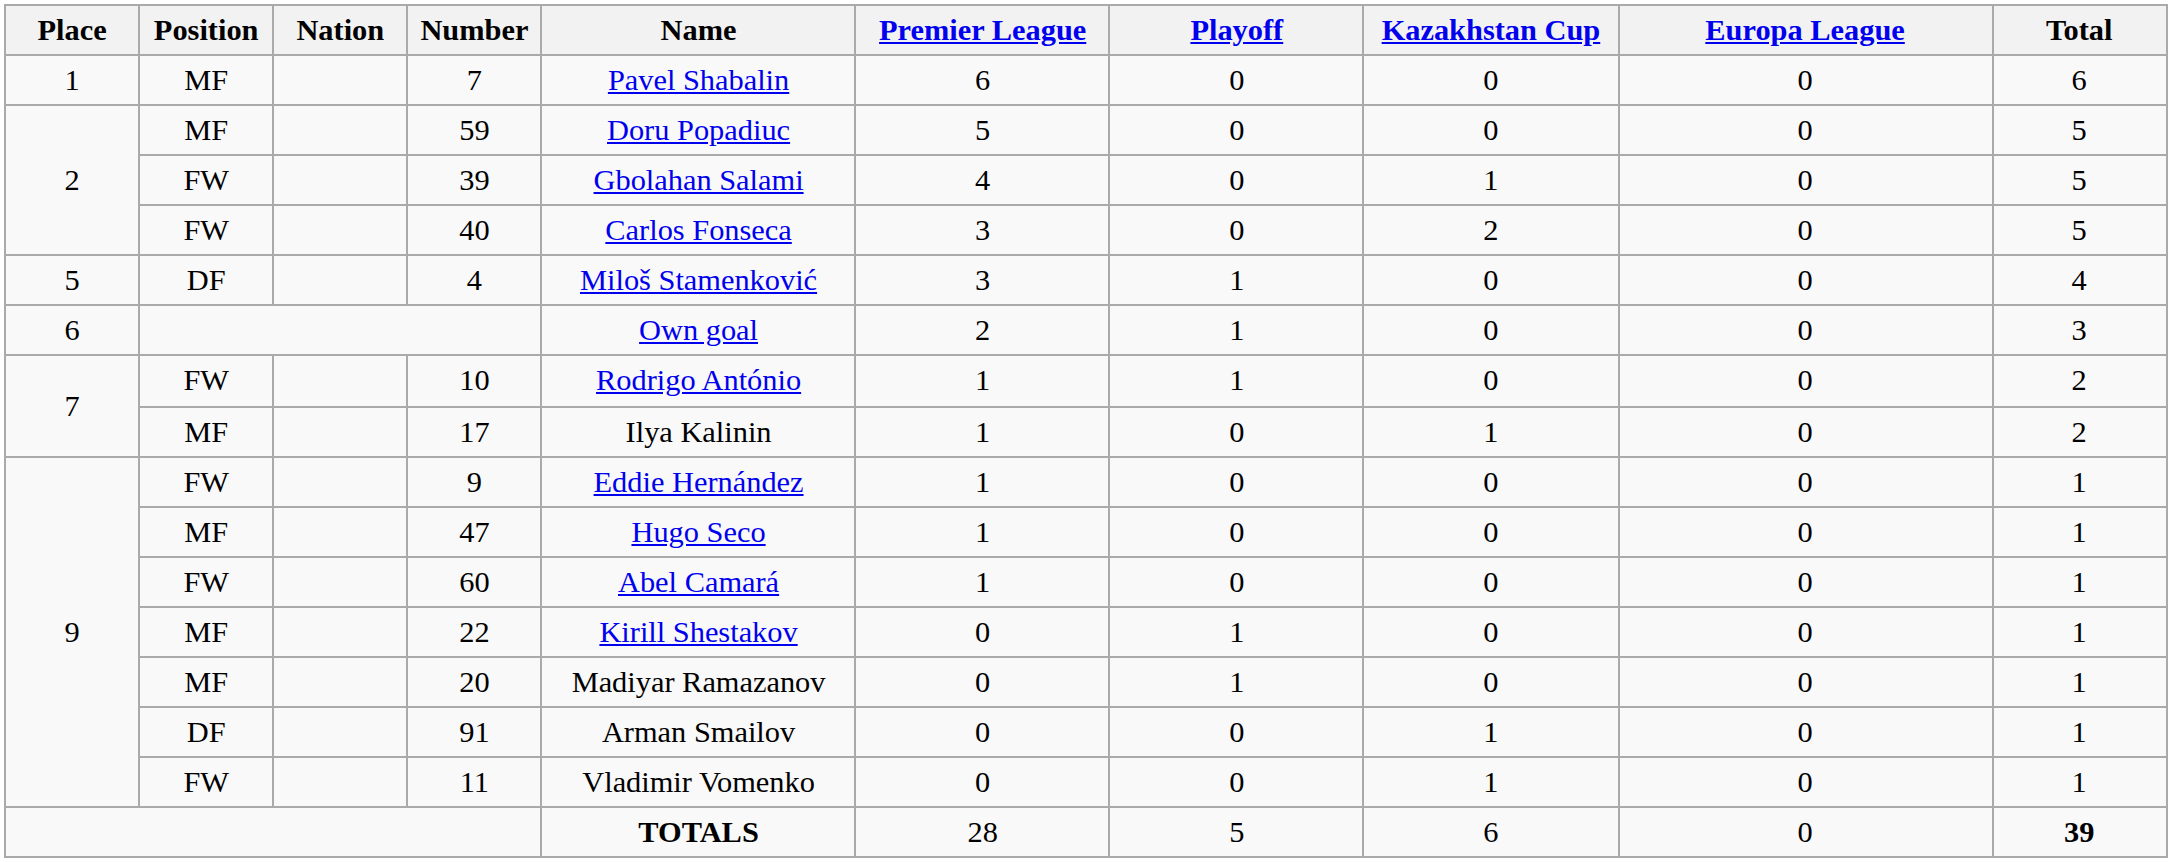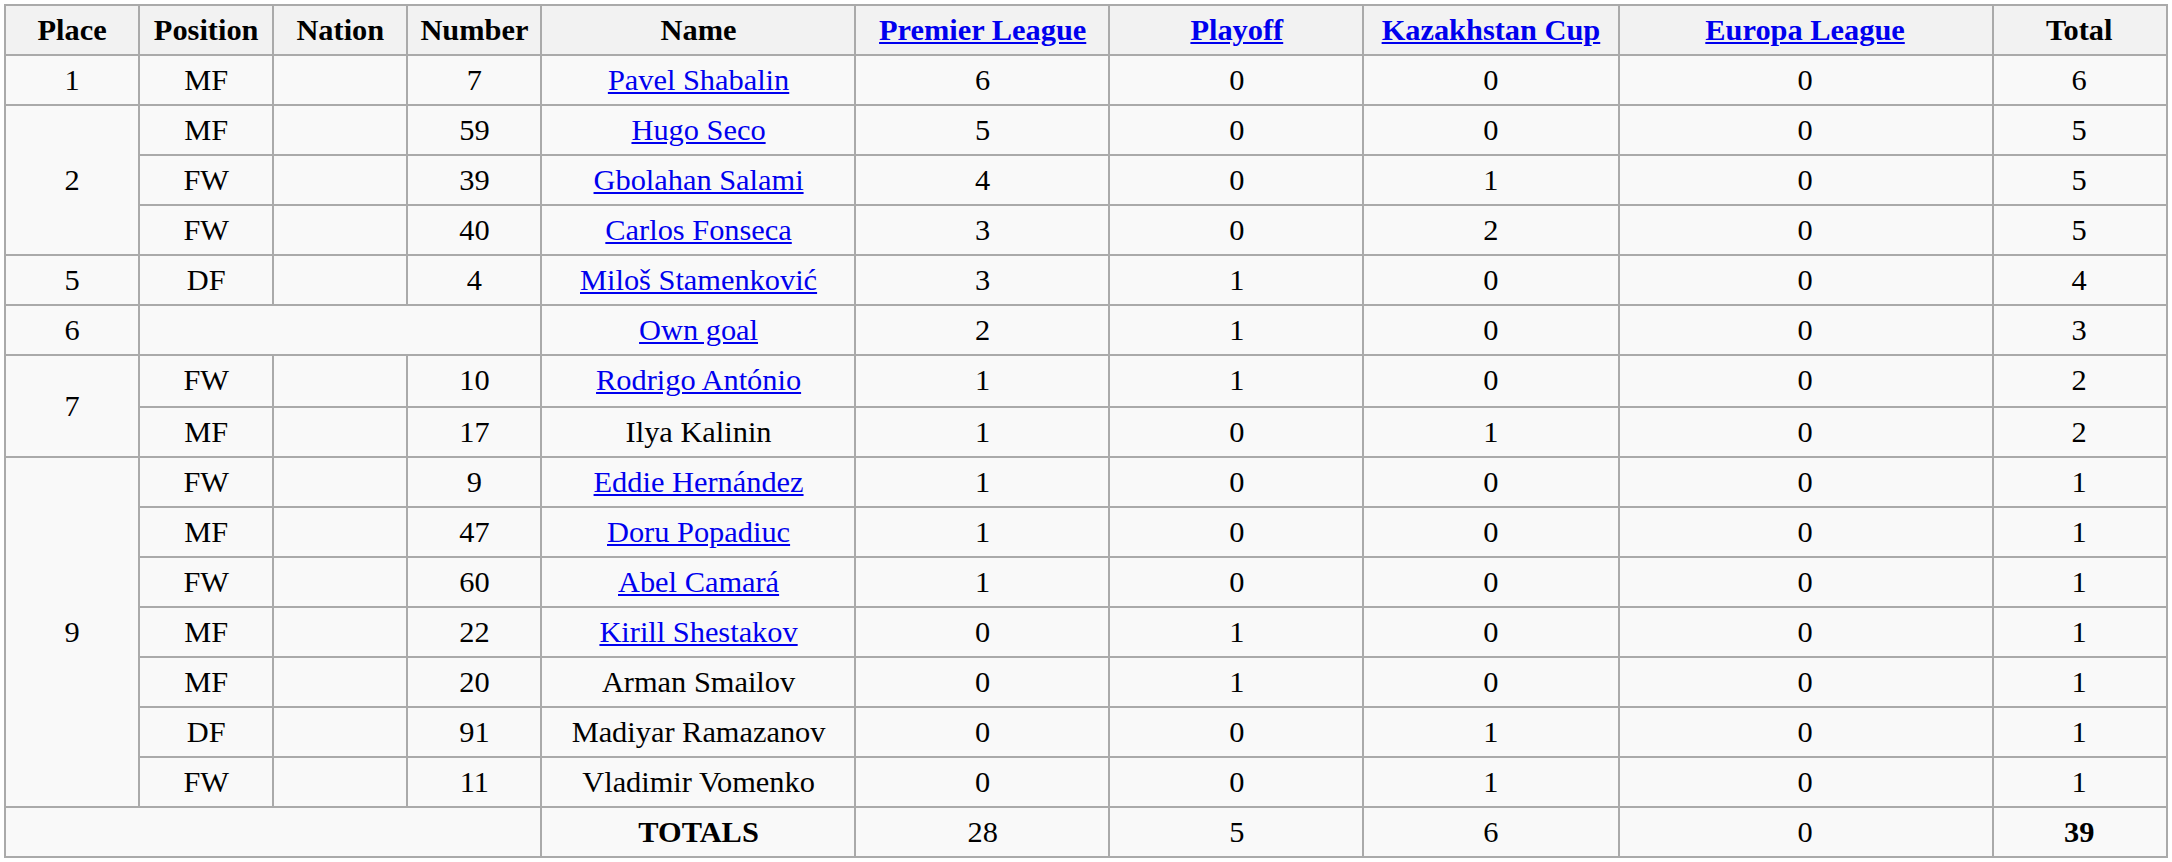(699, 130) Doru Popadiuc -> (699, 130) Hugo Seco
(699, 530) Hugo Seco -> (699, 530) Doru Popadiuc
(699, 681) Madiyar Ramazanov -> (699, 681) Arman Smailov
(699, 731) Arman Smailov -> (699, 731) Madiyar Ramazanov
